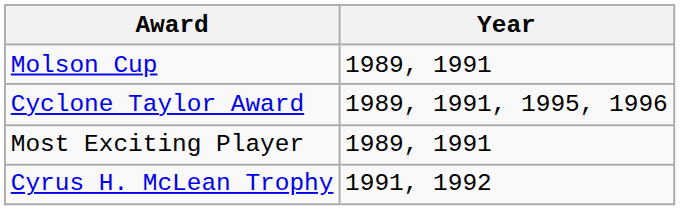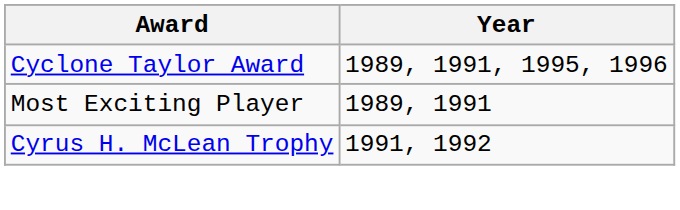- row: (84, 65)
